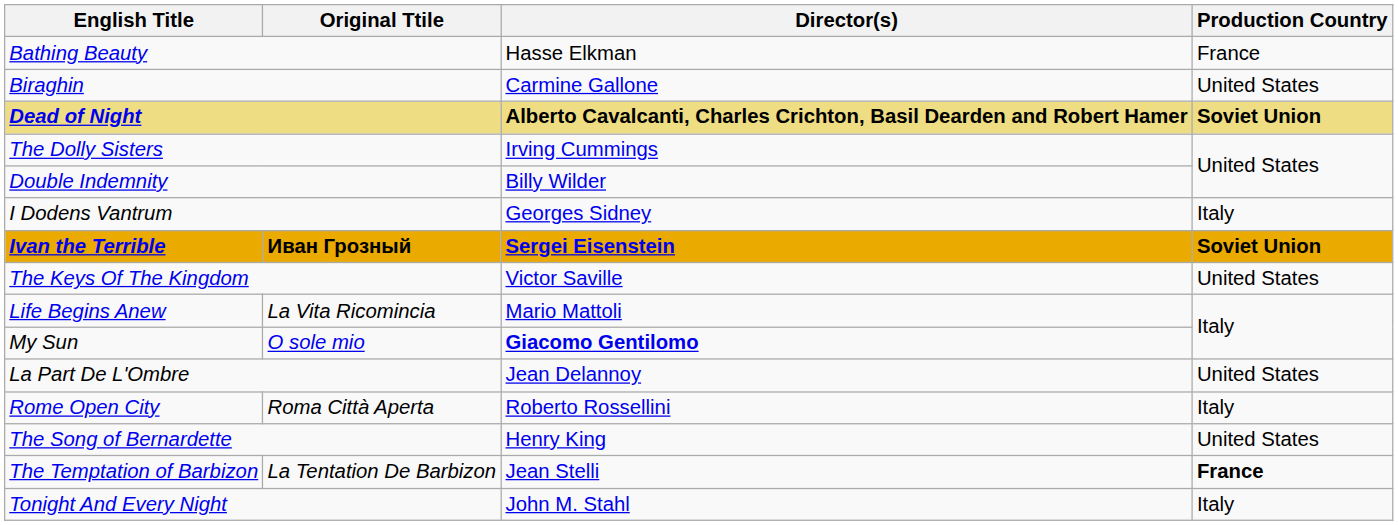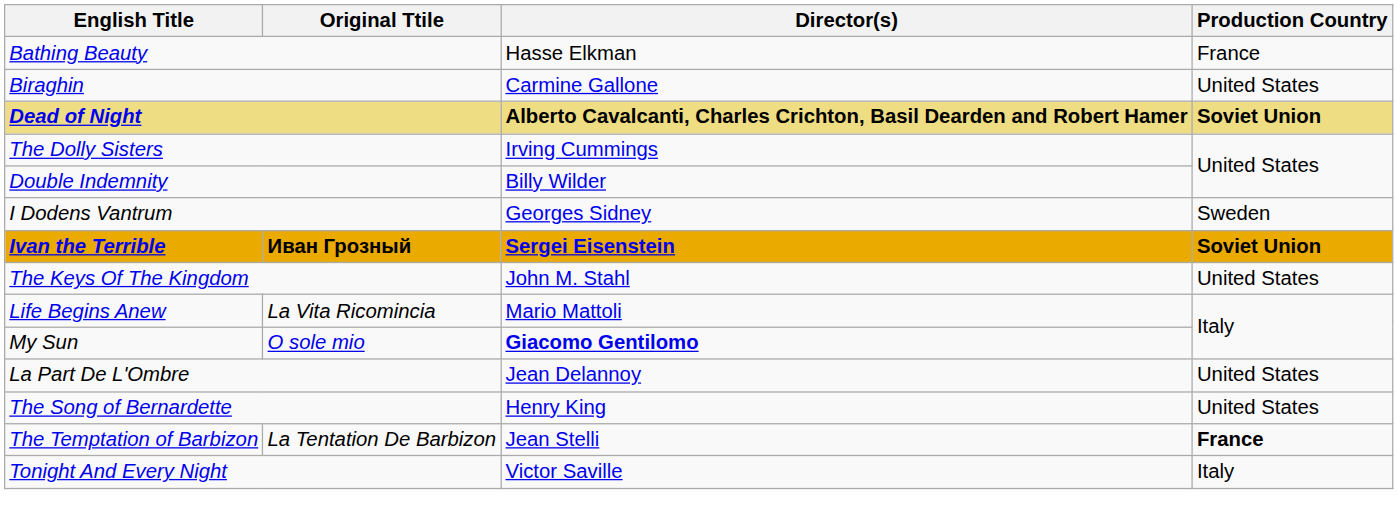(1216, 213) Italy -> (1234, 213) Sweden
(564, 278) Victor Saville -> (568, 278) John M. Stahl
- row: (84, 407)
(568, 504) John M. Stahl -> (564, 471) Victor Saville
